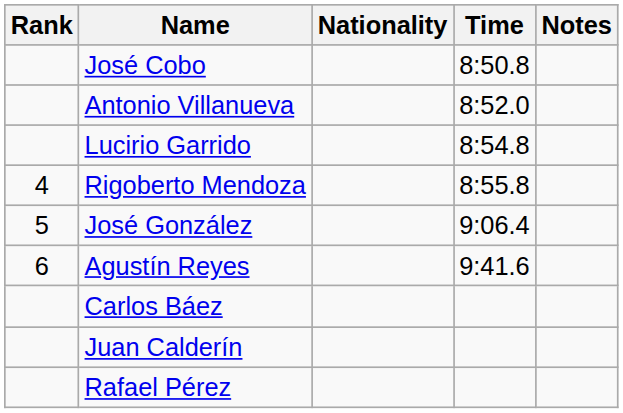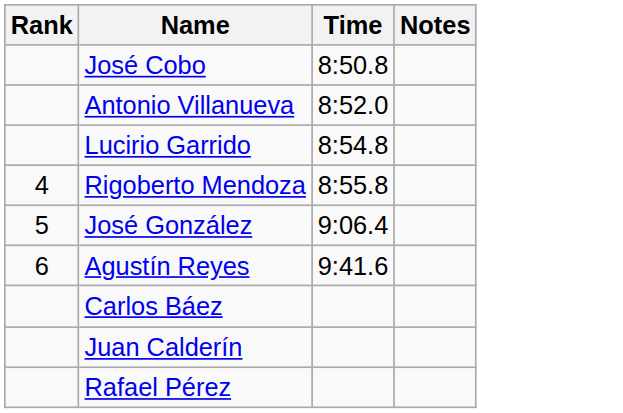- column: (383, 25)
